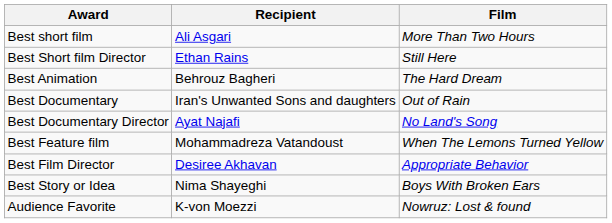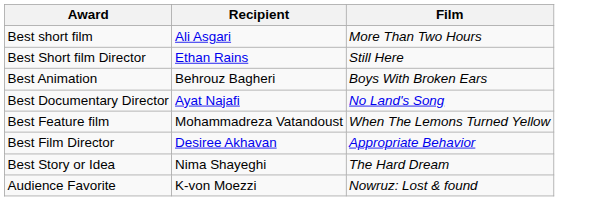(452, 79) The Hard Dream -> (418, 79) Boys With Broken Ears
- row: (63, 100)
(471, 185) Boys With Broken Ears -> (399, 164) The Hard Dream
